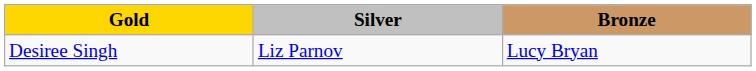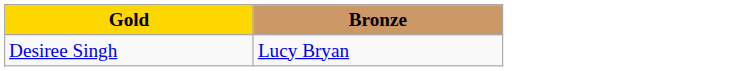- column: (378, 19)
